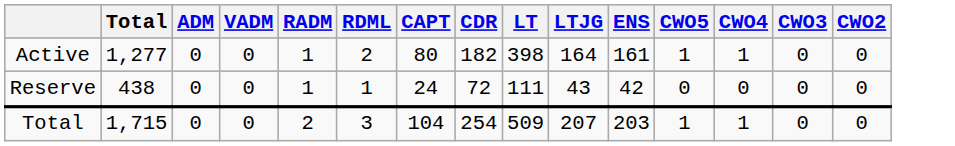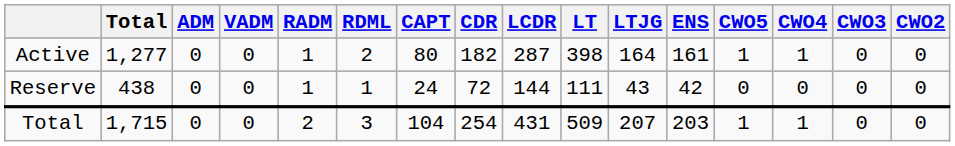+ column: (532, 22)
